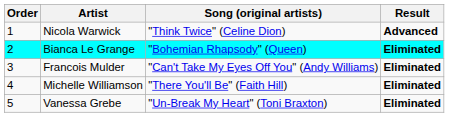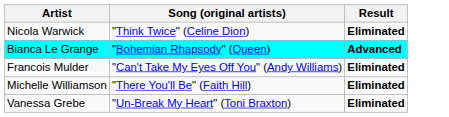- column: (22, 13)
(411, 31) Advanced -> (376, 31) Eliminated
(412, 49) Eliminated -> (375, 49) Advanced
